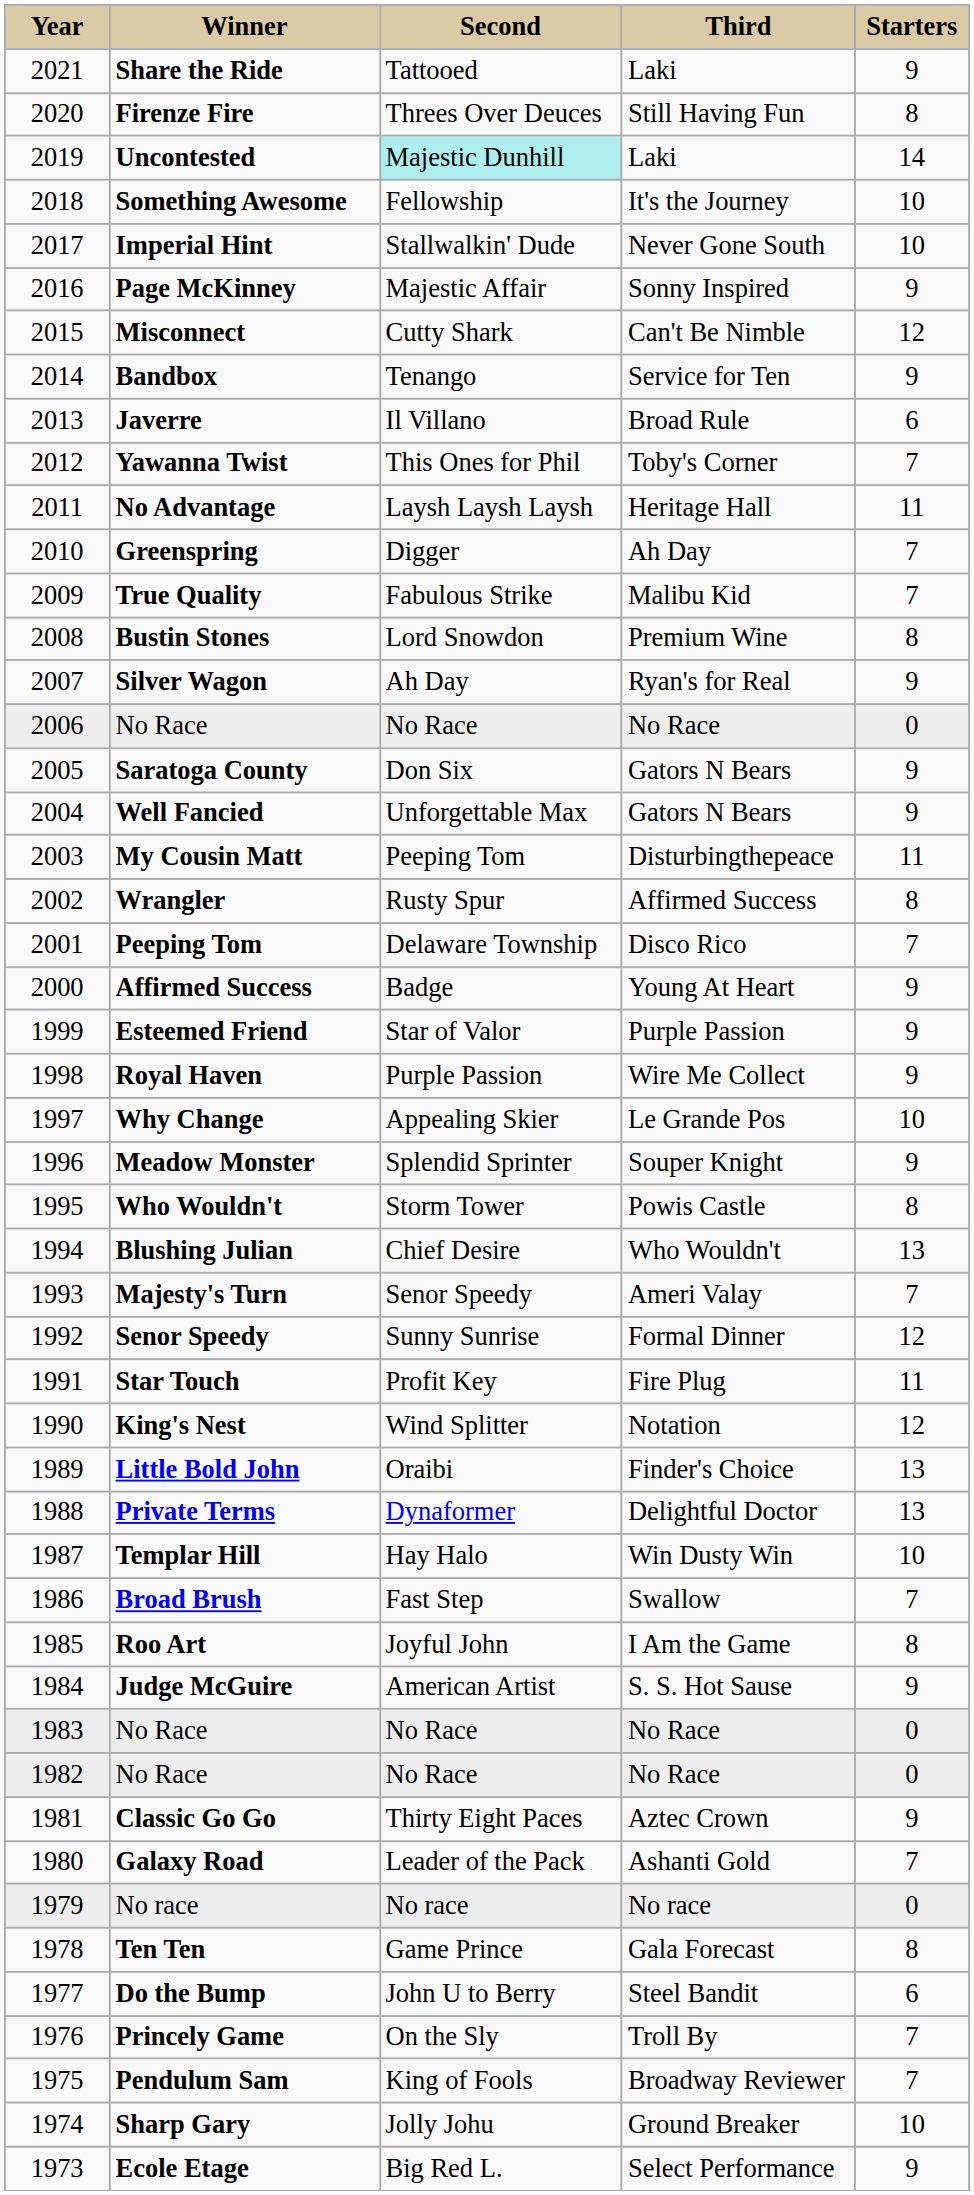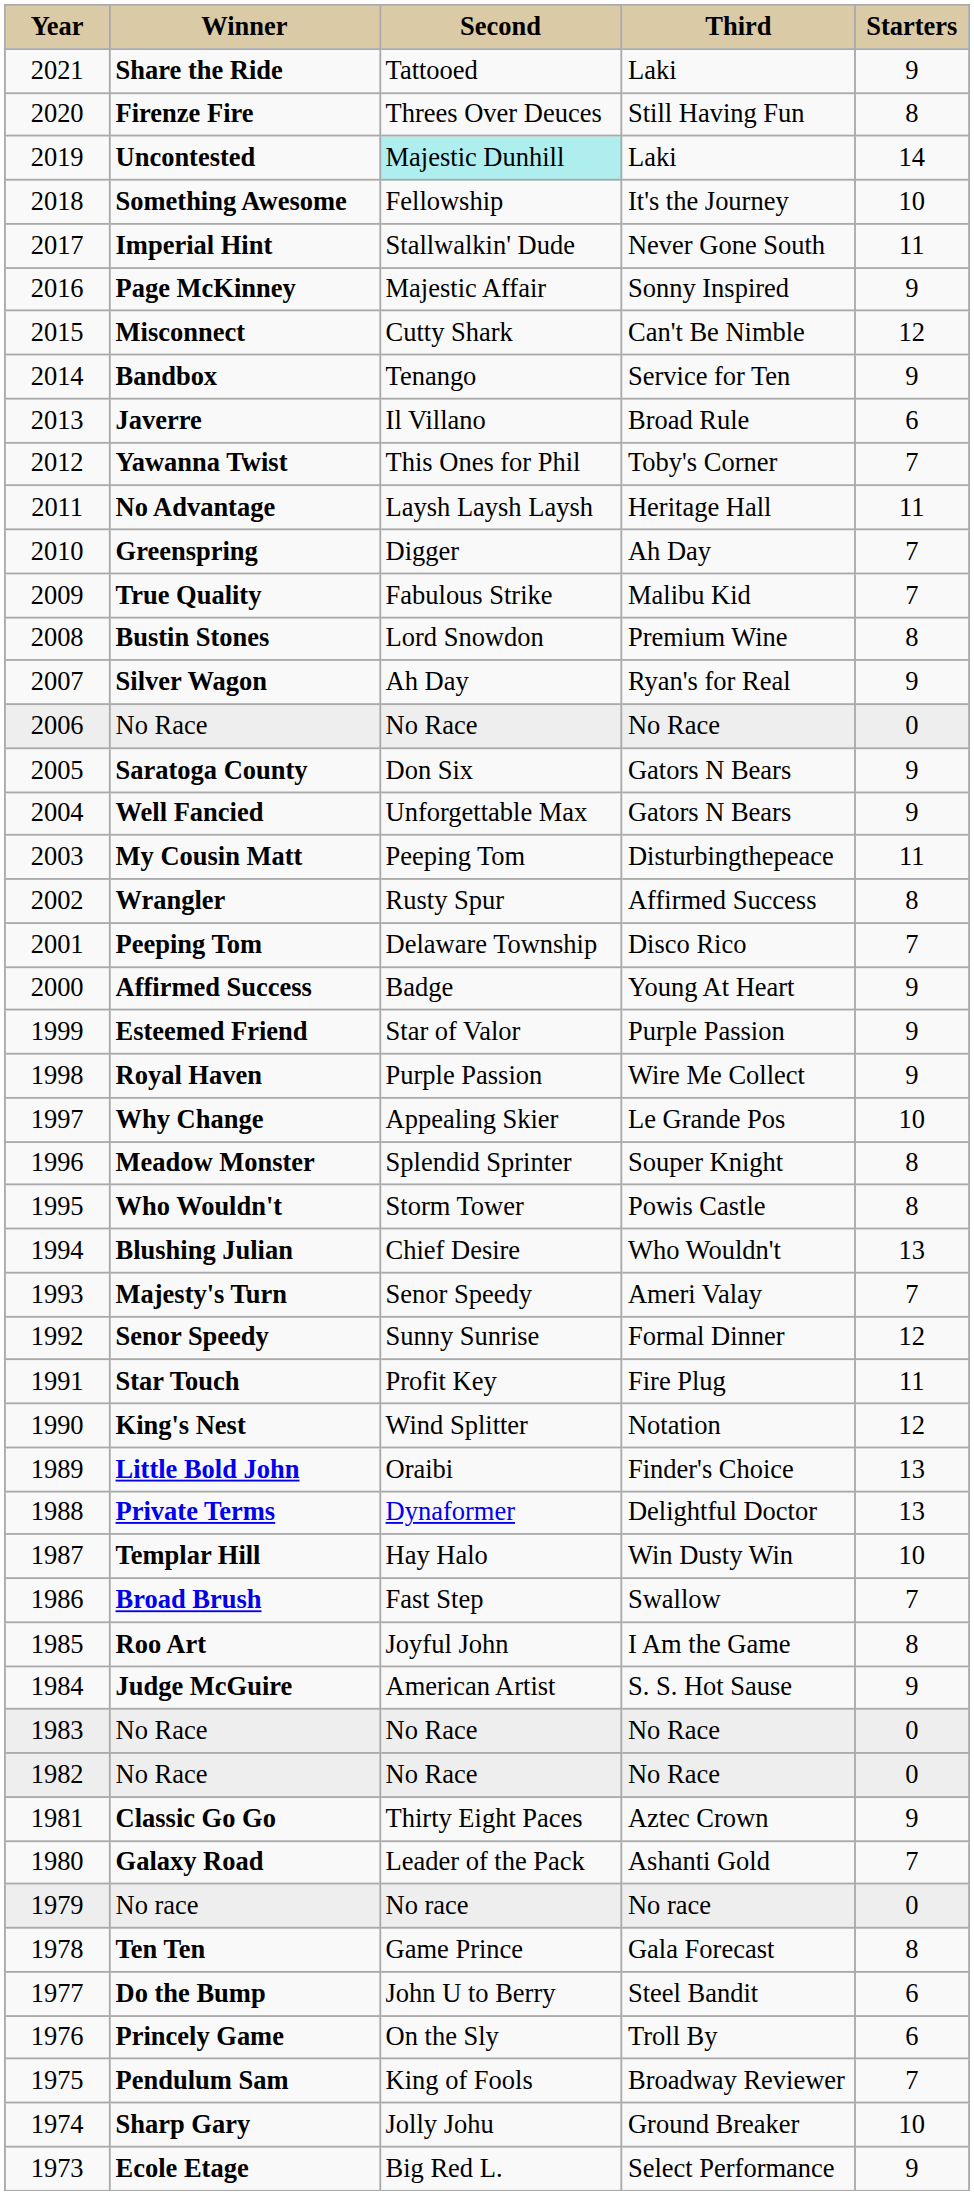(912, 245) 10 -> (912, 245) 11
(912, 1162) 9 -> (912, 1162) 8
(912, 2036) 7 -> (912, 2036) 6
